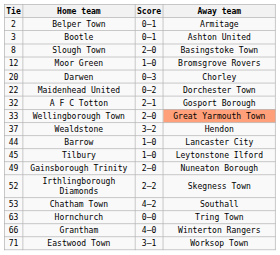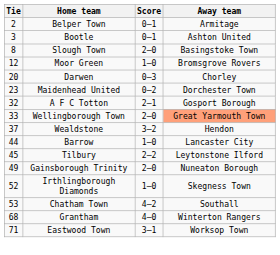(14, 90) 22 -> (14, 90) 23
(149, 155) 1–0 -> (149, 155) 2–2
(149, 186) 2–2 -> (149, 186) 1–0
- row: (79, 217)
(14, 230) 66 -> (14, 217) 68
